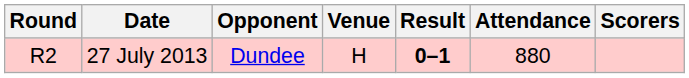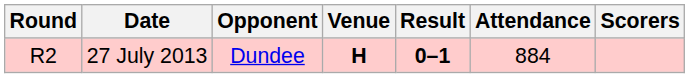(359, 55) normal -> (359, 55) bold
(533, 55) 880 -> (533, 55) 884
